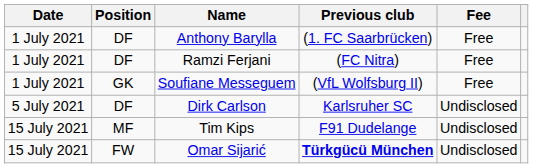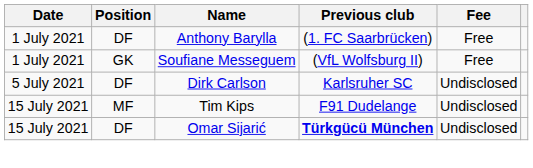- row: (227, 60)
(123, 151) FW -> (123, 128) DF
